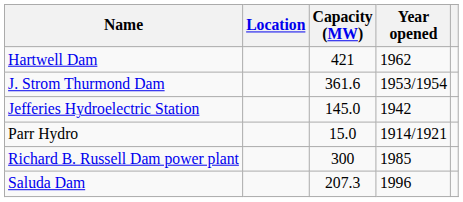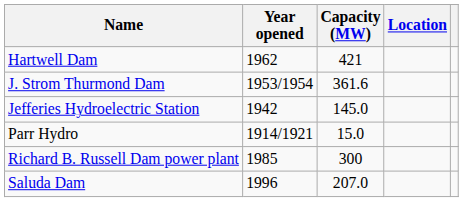columns swapped: (276, 25) <-> (413, 25)
(343, 183) 207.3 -> (350, 183) 207.0
